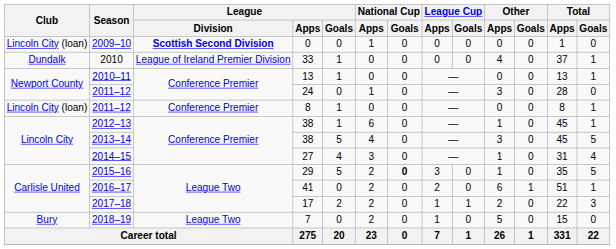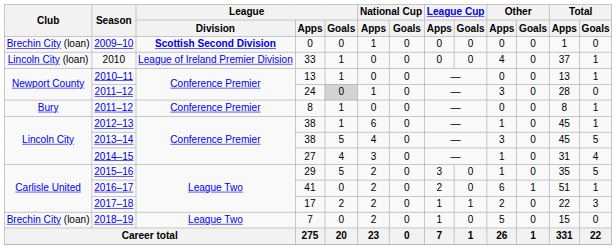(47, 44) Lincoln City (loan) -> (48, 44) Brechin City (loan)
(47, 60) Dundalk -> (48, 60) Lincoln City (loan)
(339, 92) no background -> (341, 92) lightgrey background
(47, 108) Lincoln City (loan) -> (48, 108) Bury
(405, 172) bold -> (407, 172) normal
(47, 220) Bury -> (48, 220) Brechin City (loan)
